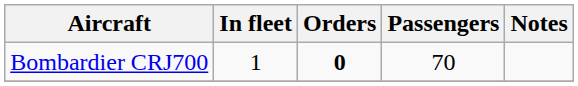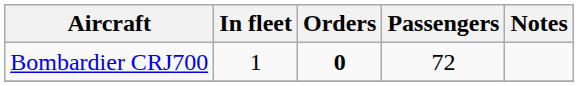(443, 61) 70 -> (443, 61) 72
